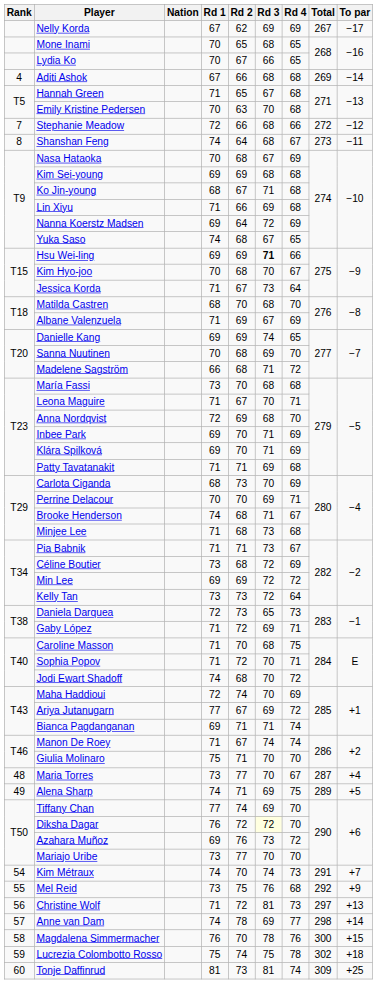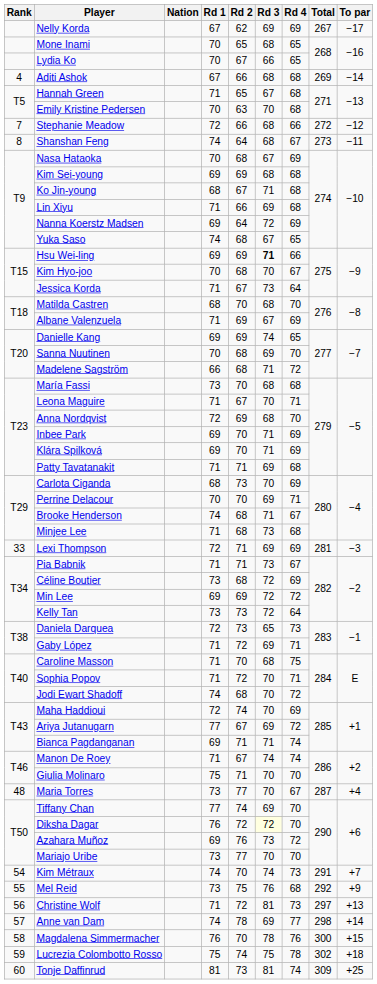+ row: (71, 548)
- row: (65, 792)
